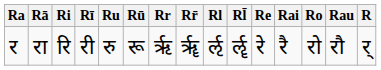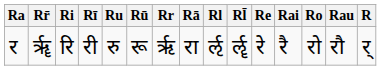columns swapped: (40, 15) <-> (190, 15)
